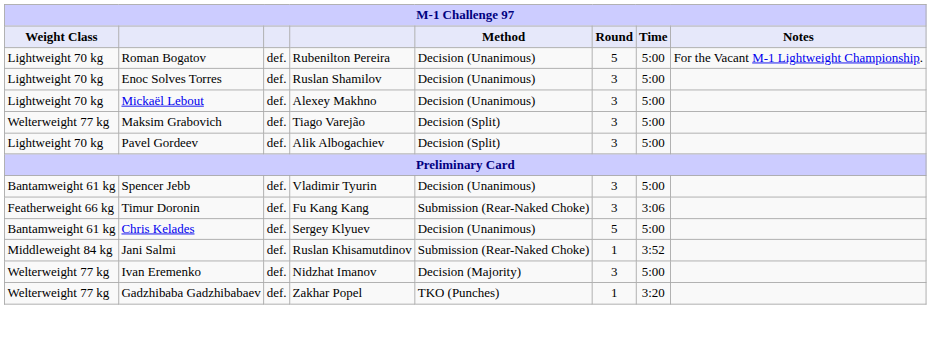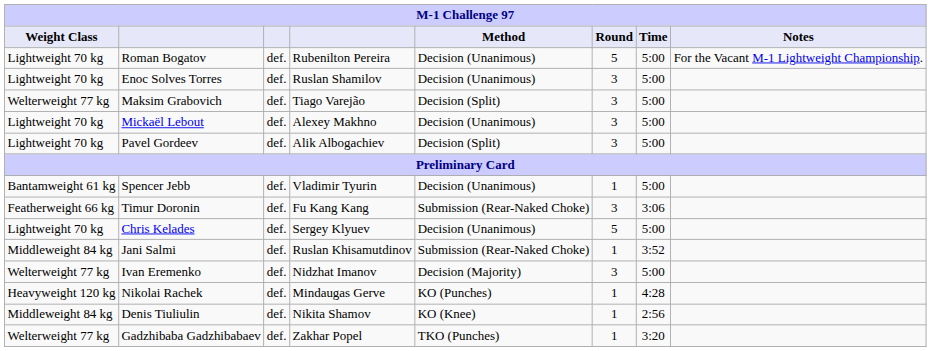rows swapped: (172, 122) <-> (163, 101)
(614, 186) 3 -> (614, 186) 1
(61, 229) Bantamweight 61 kg -> (55, 229) Lightweight 70 kg
+ row: (162, 293)
+ row: (161, 314)
